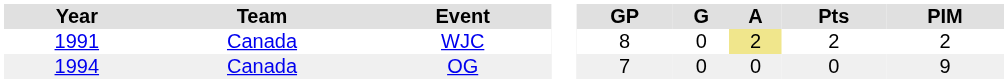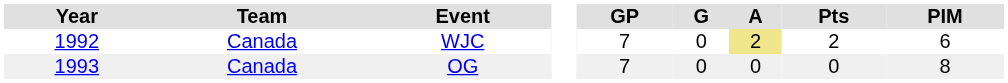(77, 41) 1991 -> (77, 41) 1992
(625, 41) 8 -> (625, 41) 7
(945, 41) 2 -> (945, 41) 6
(77, 66) 1994 -> (77, 66) 1993
(945, 66) 9 -> (945, 66) 8
